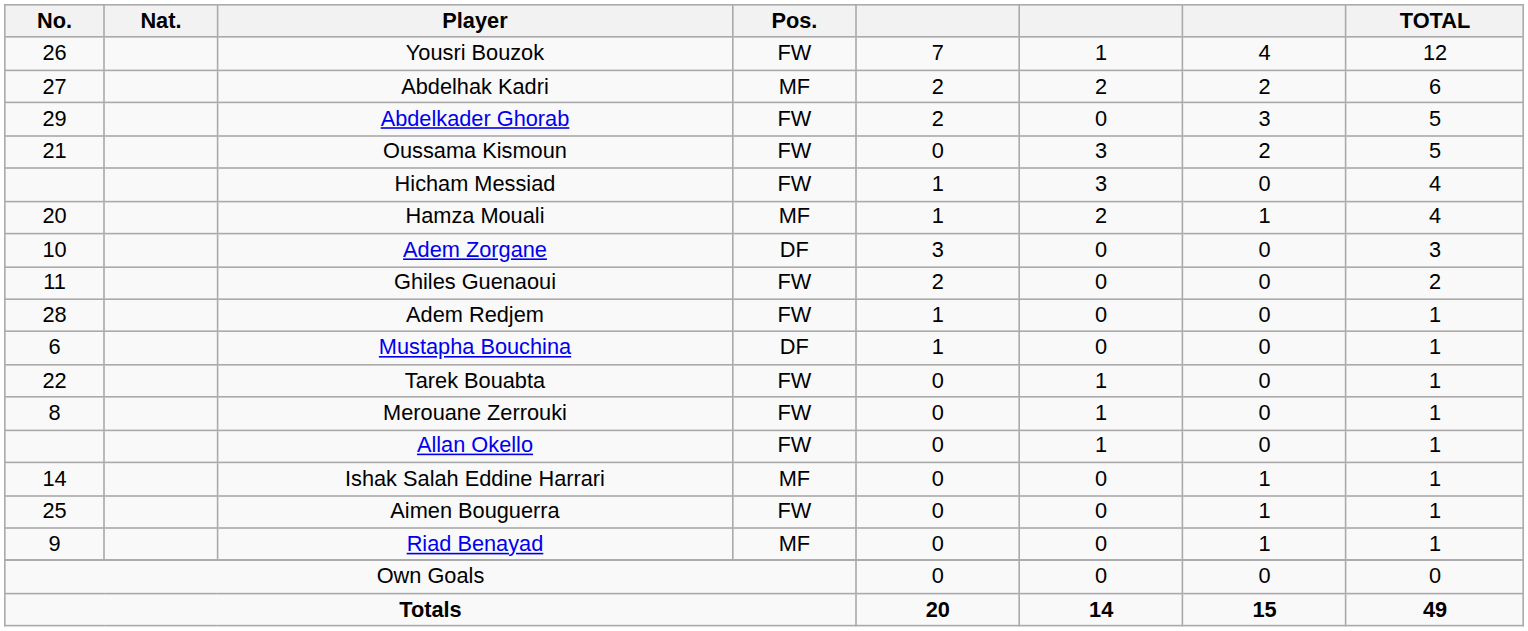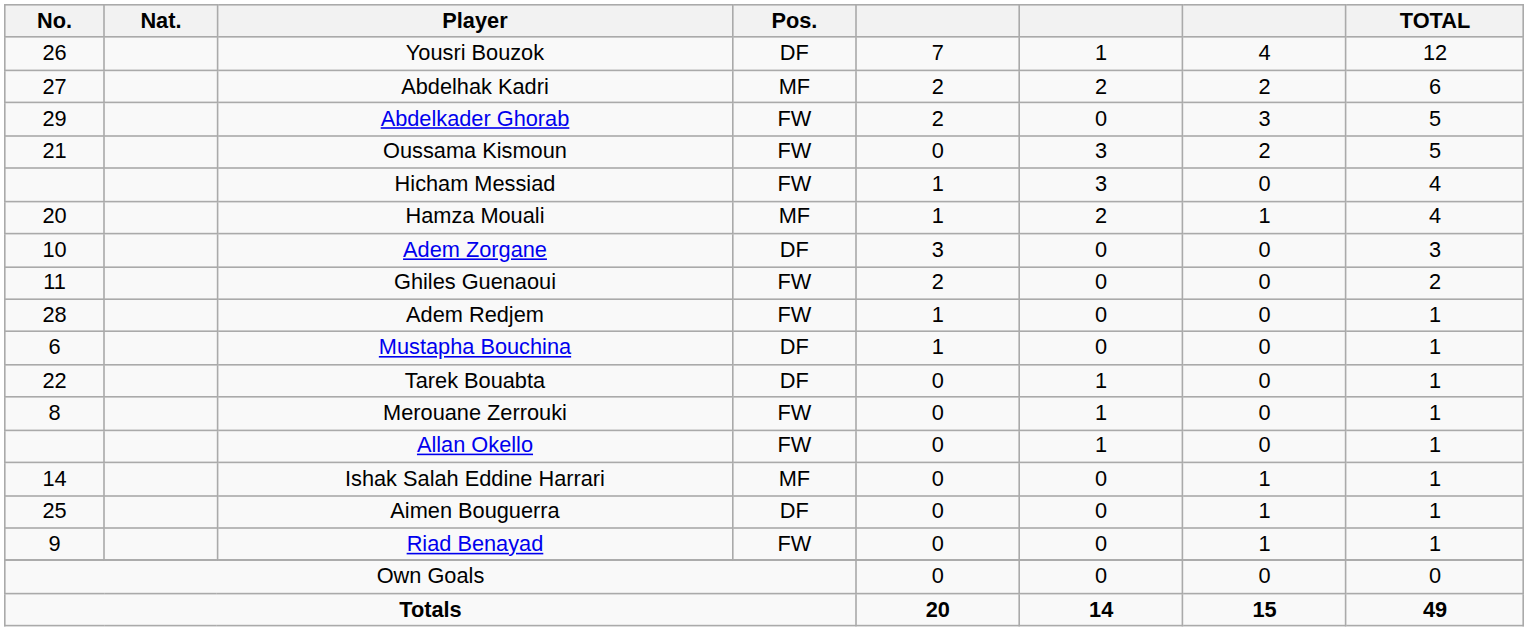(794, 53) FW -> (794, 53) DF
(794, 380) FW -> (794, 380) DF
(794, 510) FW -> (794, 510) DF
(794, 543) MF -> (794, 543) FW
